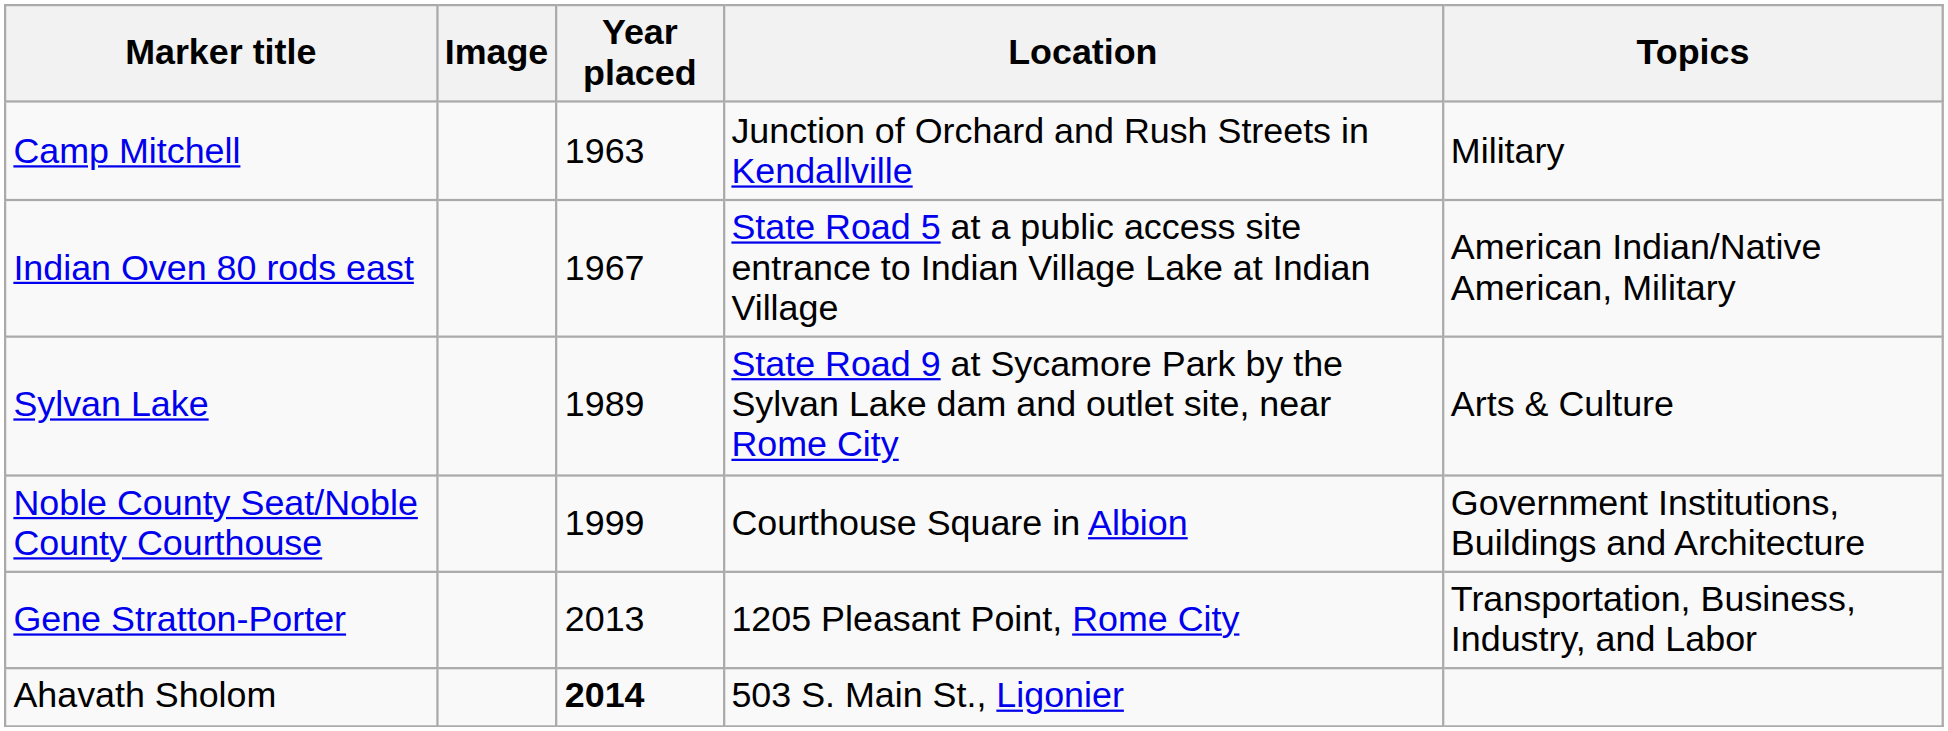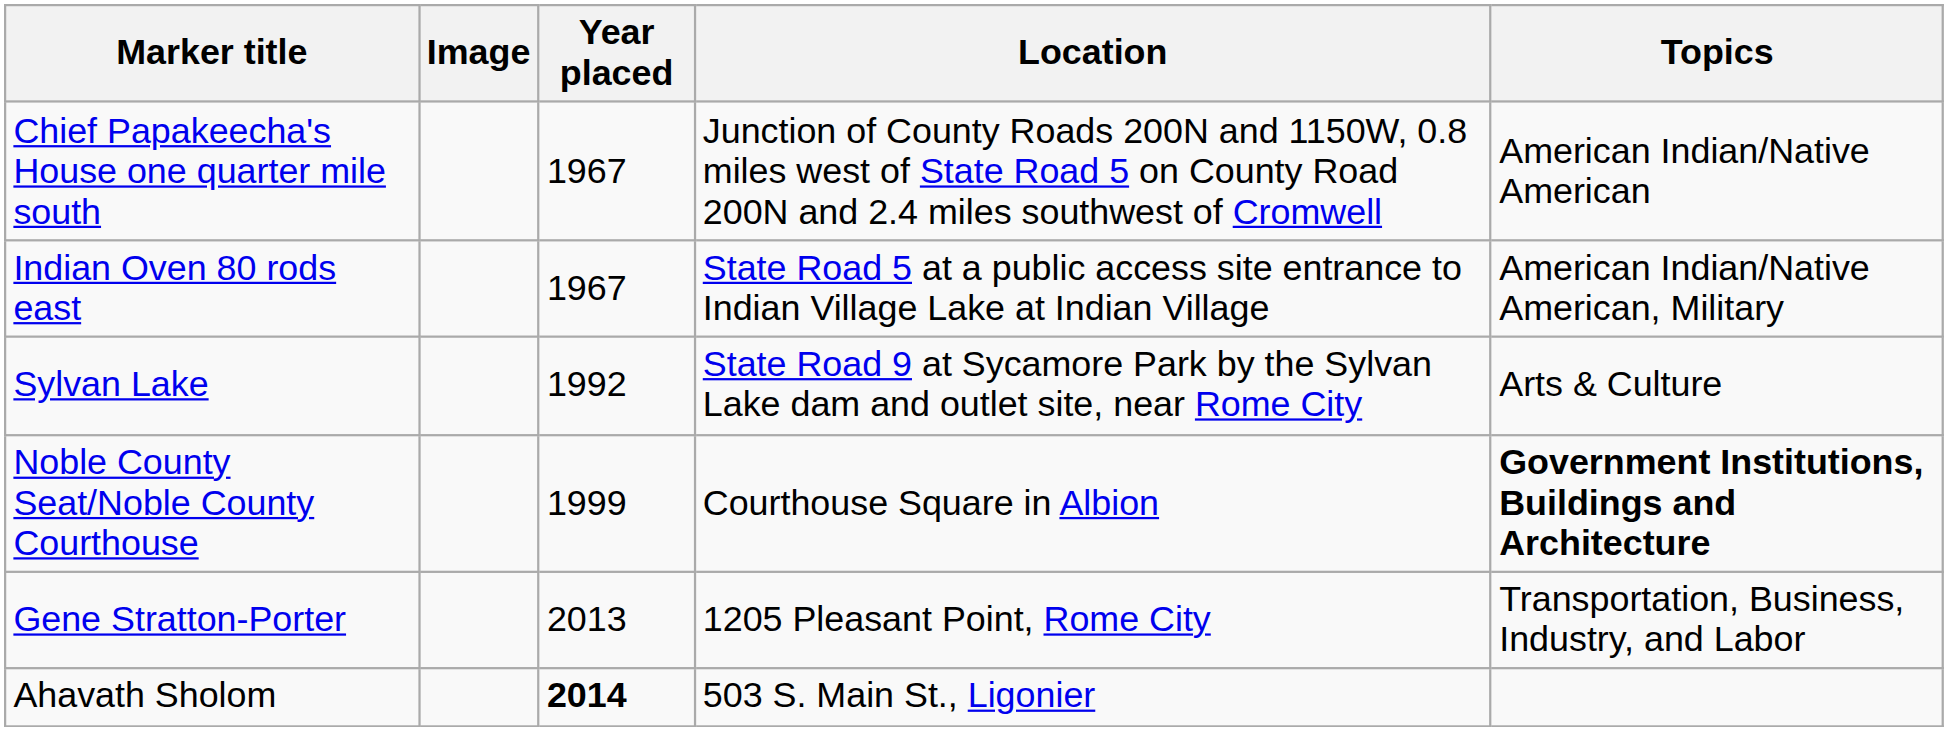- row: (127, 150)
+ row: (200, 170)
(605, 405) 1989 -> (587, 384) 1992
(1658, 522) normal -> (1711, 502) bold
